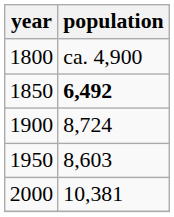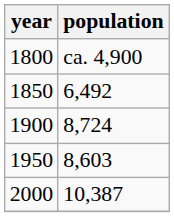(88, 90) bold -> (88, 90) normal
(93, 194) 10,381 -> (93, 194) 10,387
